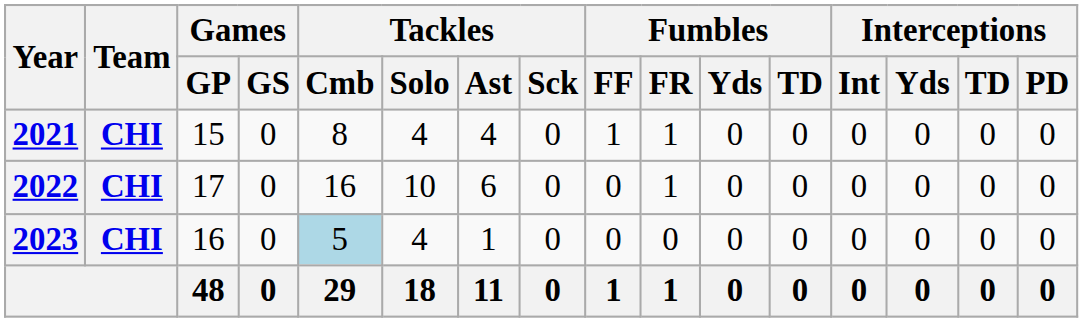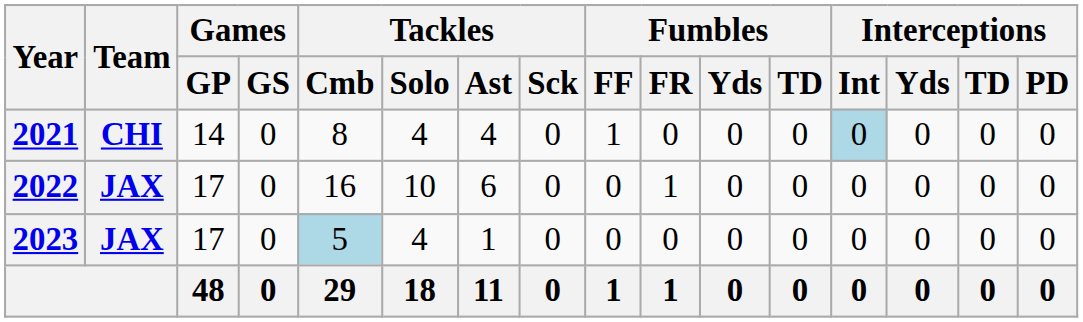(208, 134) 15 -> (208, 134) 14
(670, 134) 1 -> (670, 134) 0
(859, 134) no background -> (859, 134) lightblue background
(132, 186) CHI -> (132, 186) JAX
(132, 238) CHI -> (132, 238) JAX
(208, 238) 16 -> (208, 238) 17
